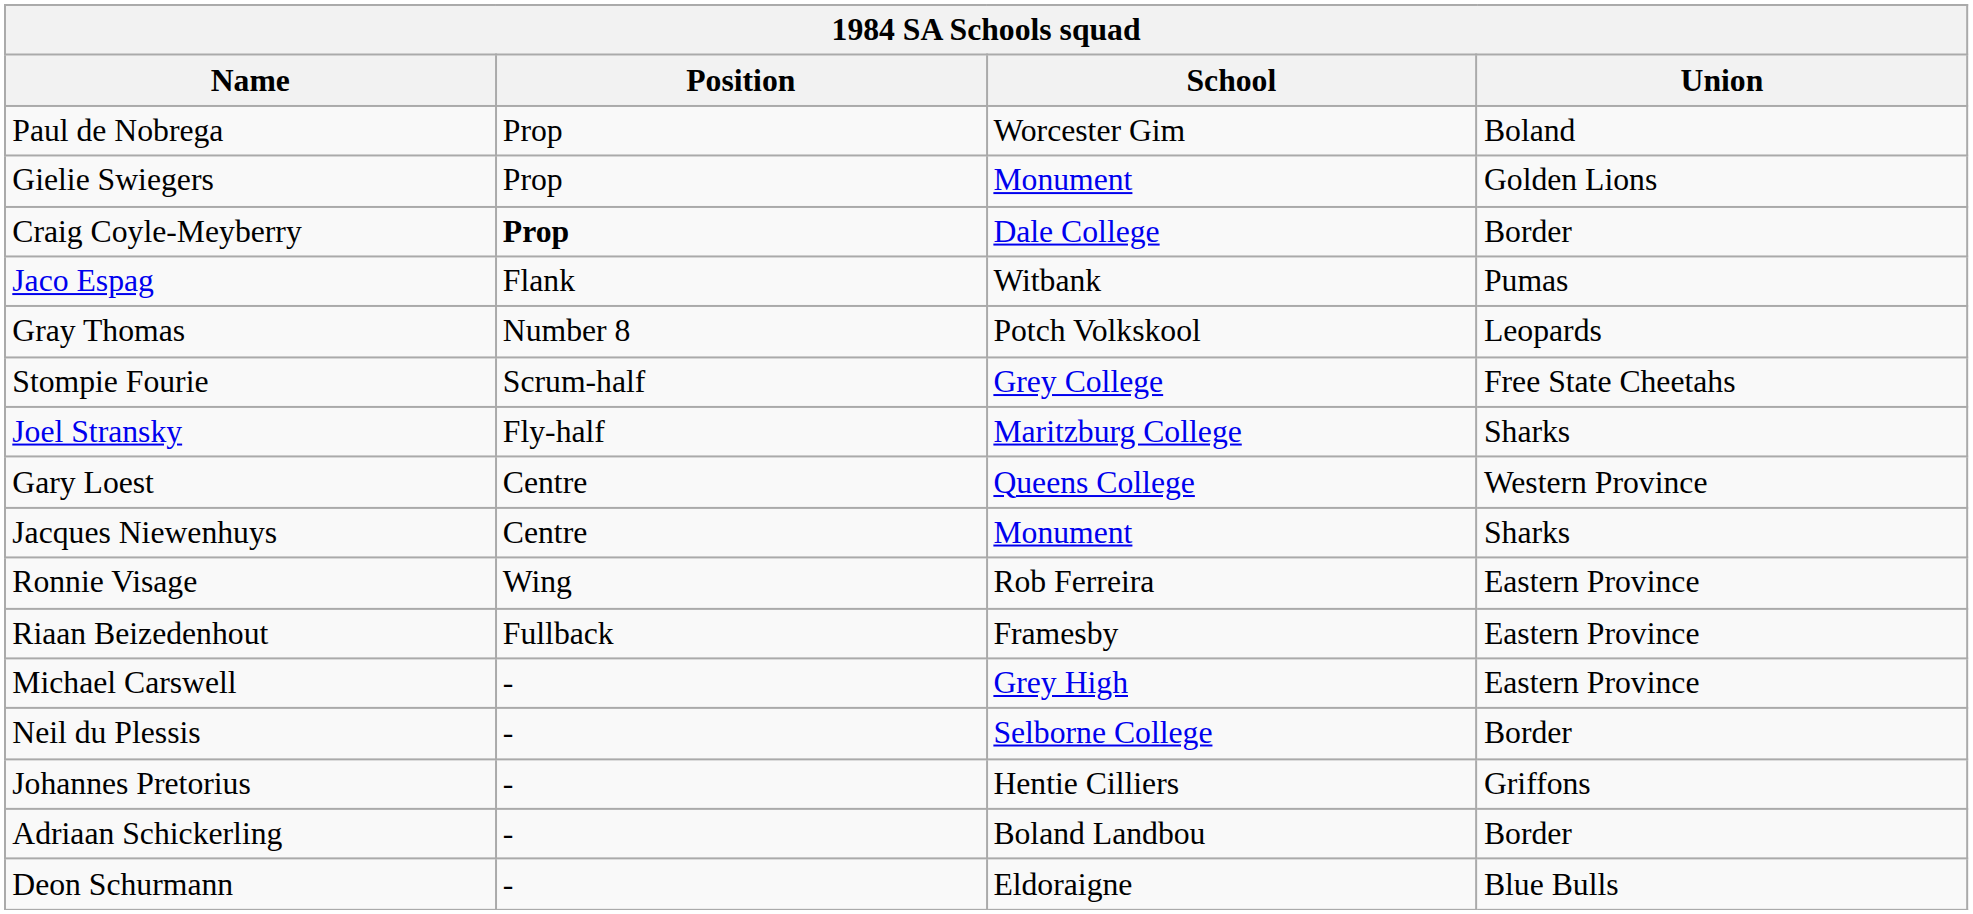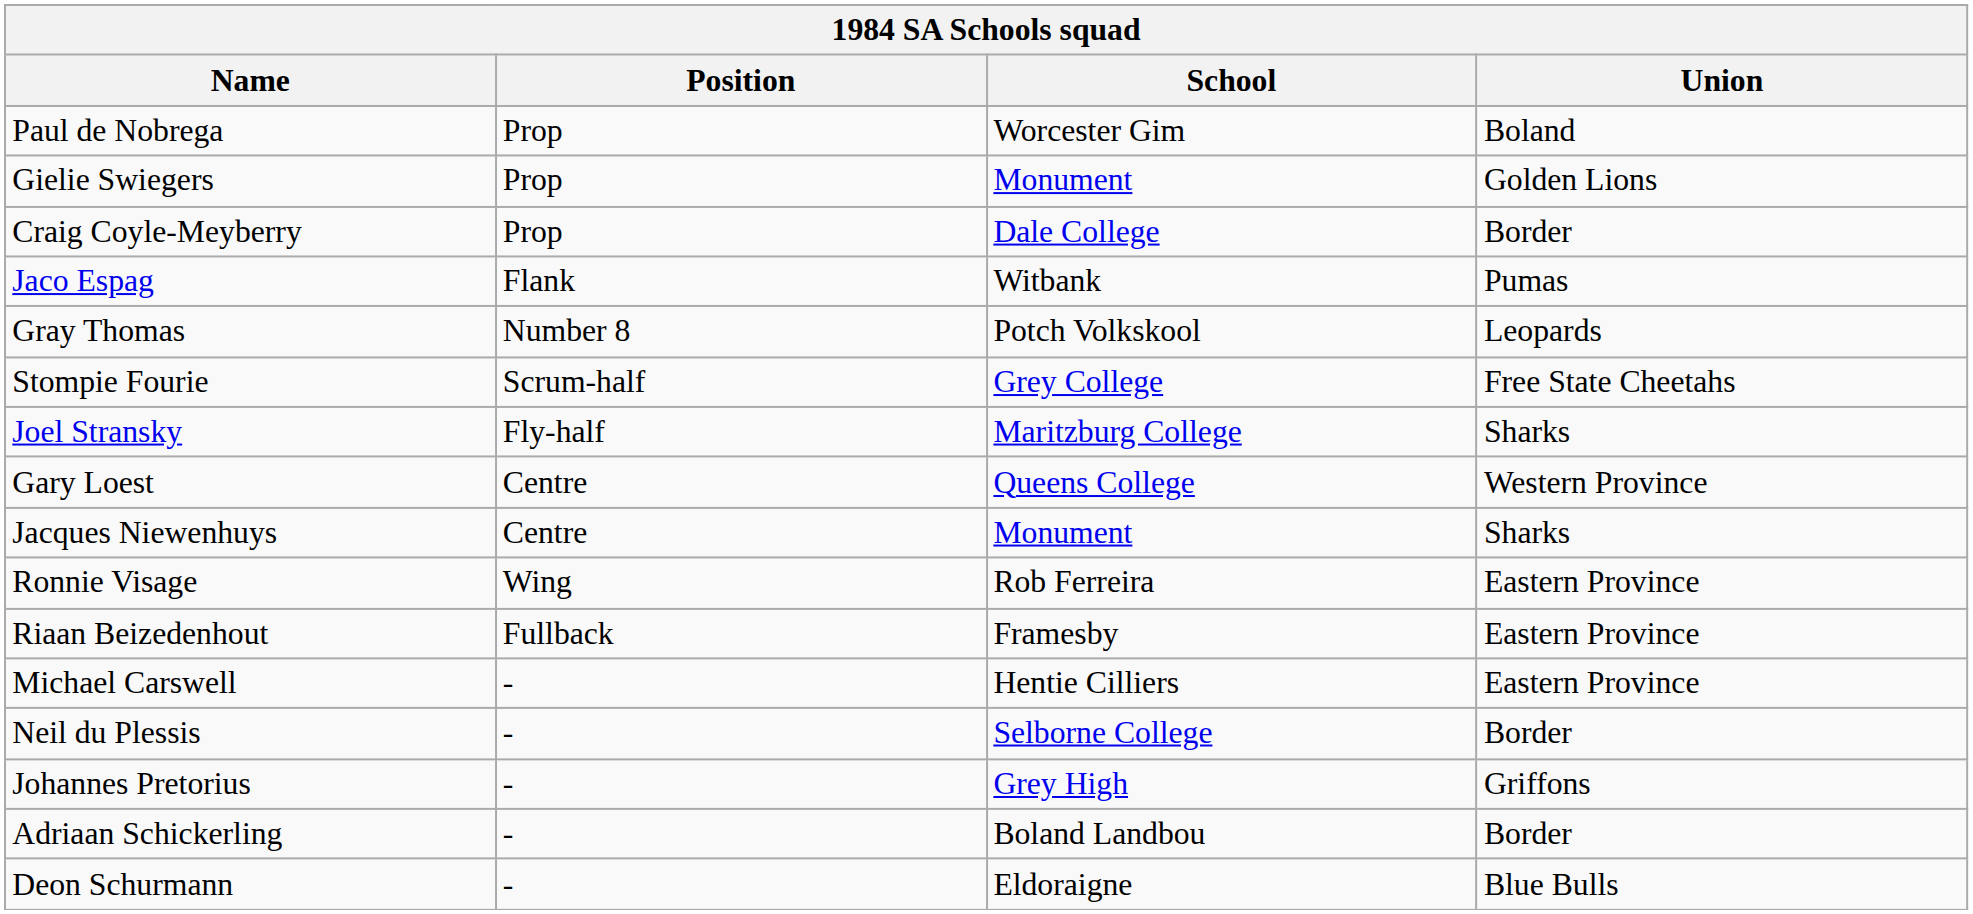(536, 230) bold -> (533, 230) normal
(1061, 682) Grey High -> (1086, 682) Hentie Cilliers
(1086, 783) Hentie Cilliers -> (1061, 783) Grey High
